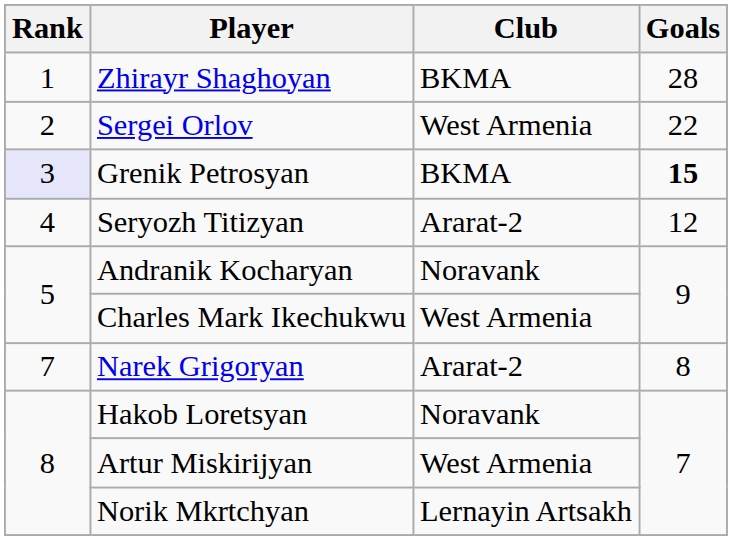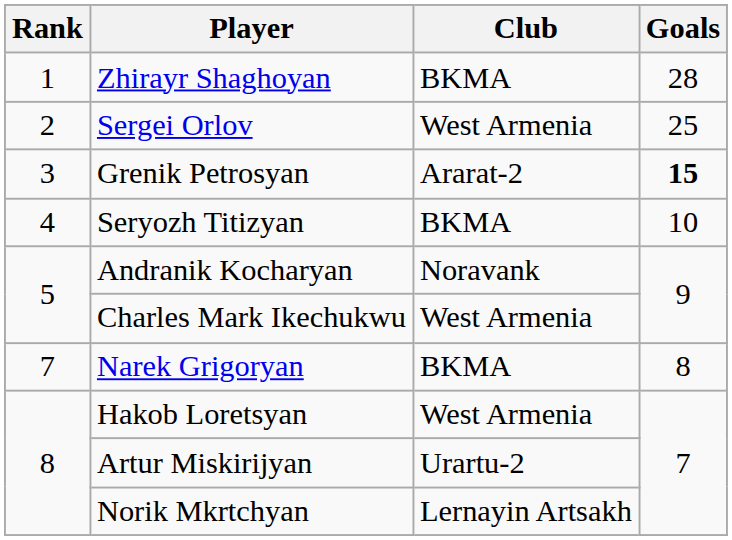(683, 125) 22 -> (683, 125) 25
(47, 173) lavender background -> (47, 173) no background
(466, 173) BKMA -> (471, 173) Ararat-2
(471, 221) Ararat-2 -> (466, 221) BKMA
(683, 221) 12 -> (683, 221) 10
(471, 366) Ararat-2 -> (466, 366) BKMA
(480, 414) Noravank -> (506, 414) West Armenia
(506, 462) West Armenia -> (472, 462) Urartu-2
